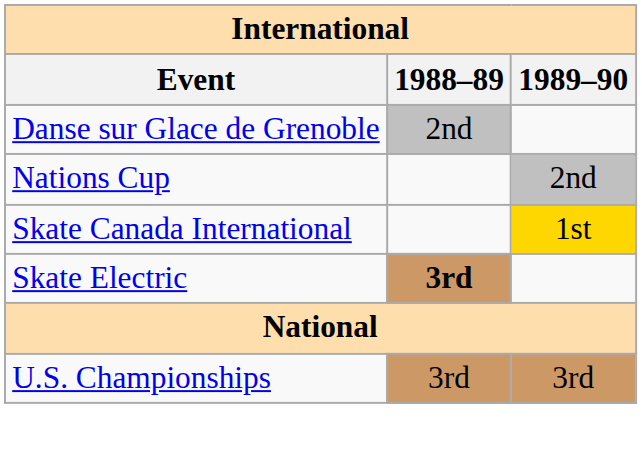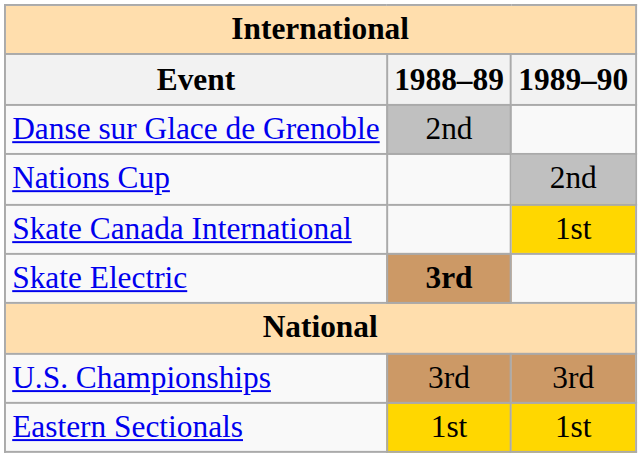+ row: (128, 427)
